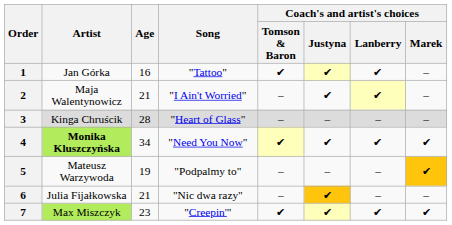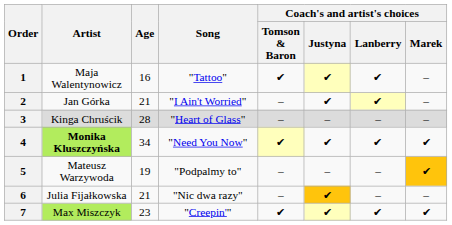(87, 72) Jan Górka -> (87, 78) Maja Walentynowicz
(87, 95) Maja Walentynowicz -> (87, 101) Jan Górka
